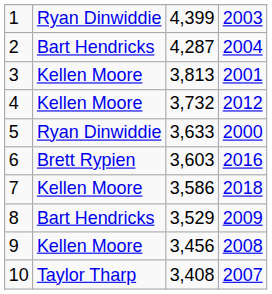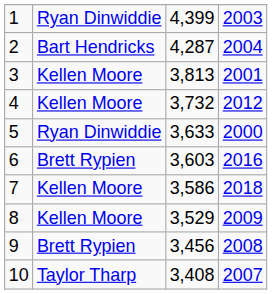(96, 217) Bart Hendricks -> (90, 217) Kellen Moore
(90, 246) Kellen Moore -> (86, 246) Brett Rypien
